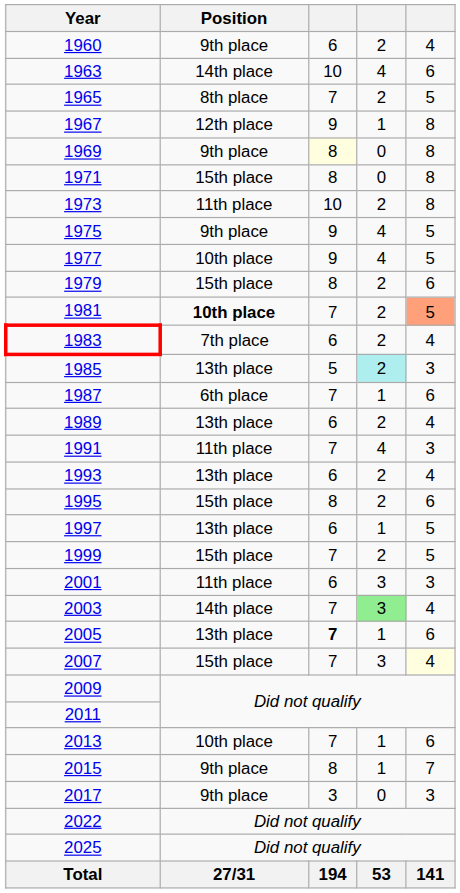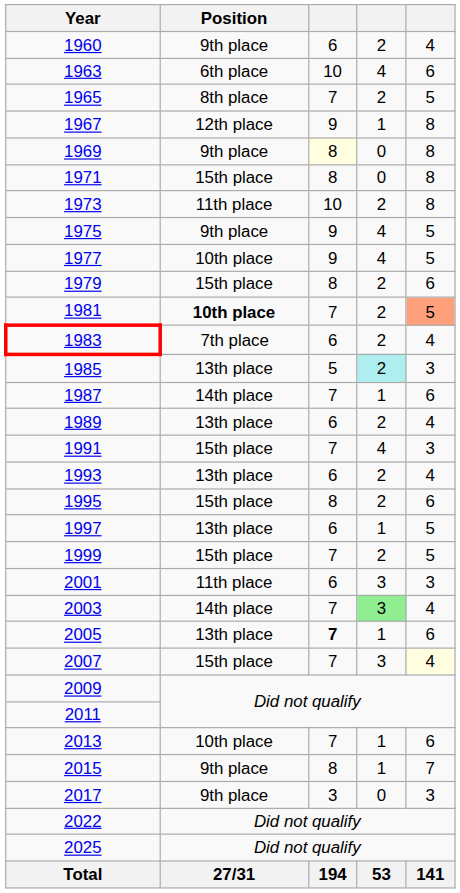(234, 72) 14th place -> (234, 72) 6th place
(234, 396) 6th place -> (234, 396) 14th place
(234, 449) 11th place -> (234, 449) 15th place
